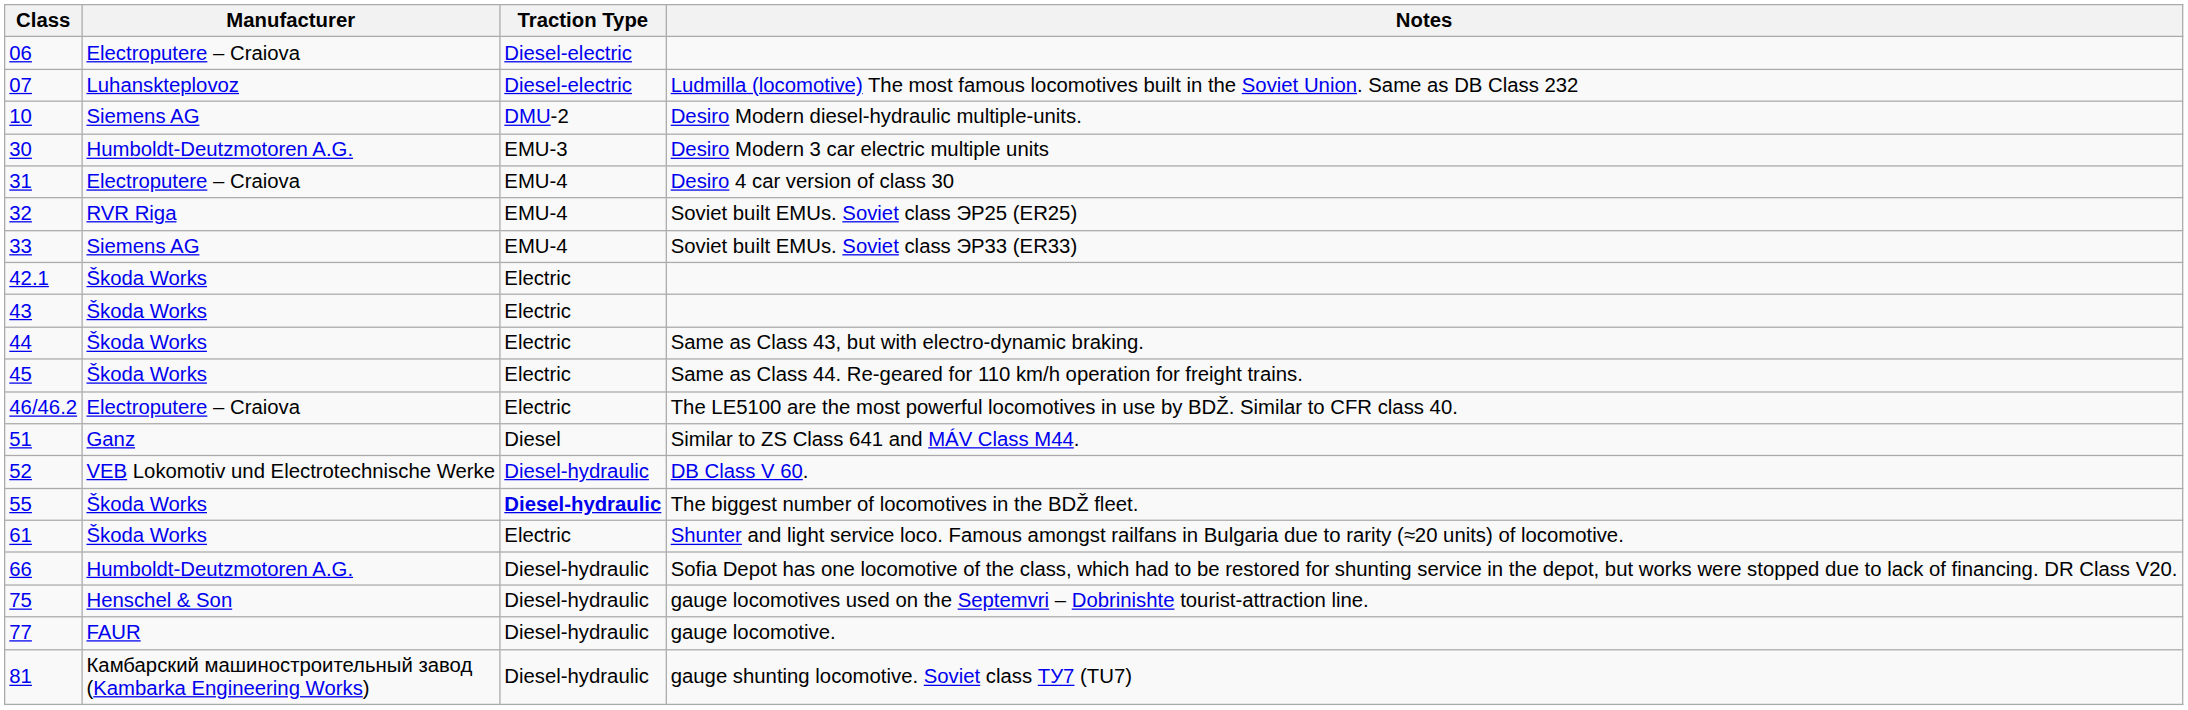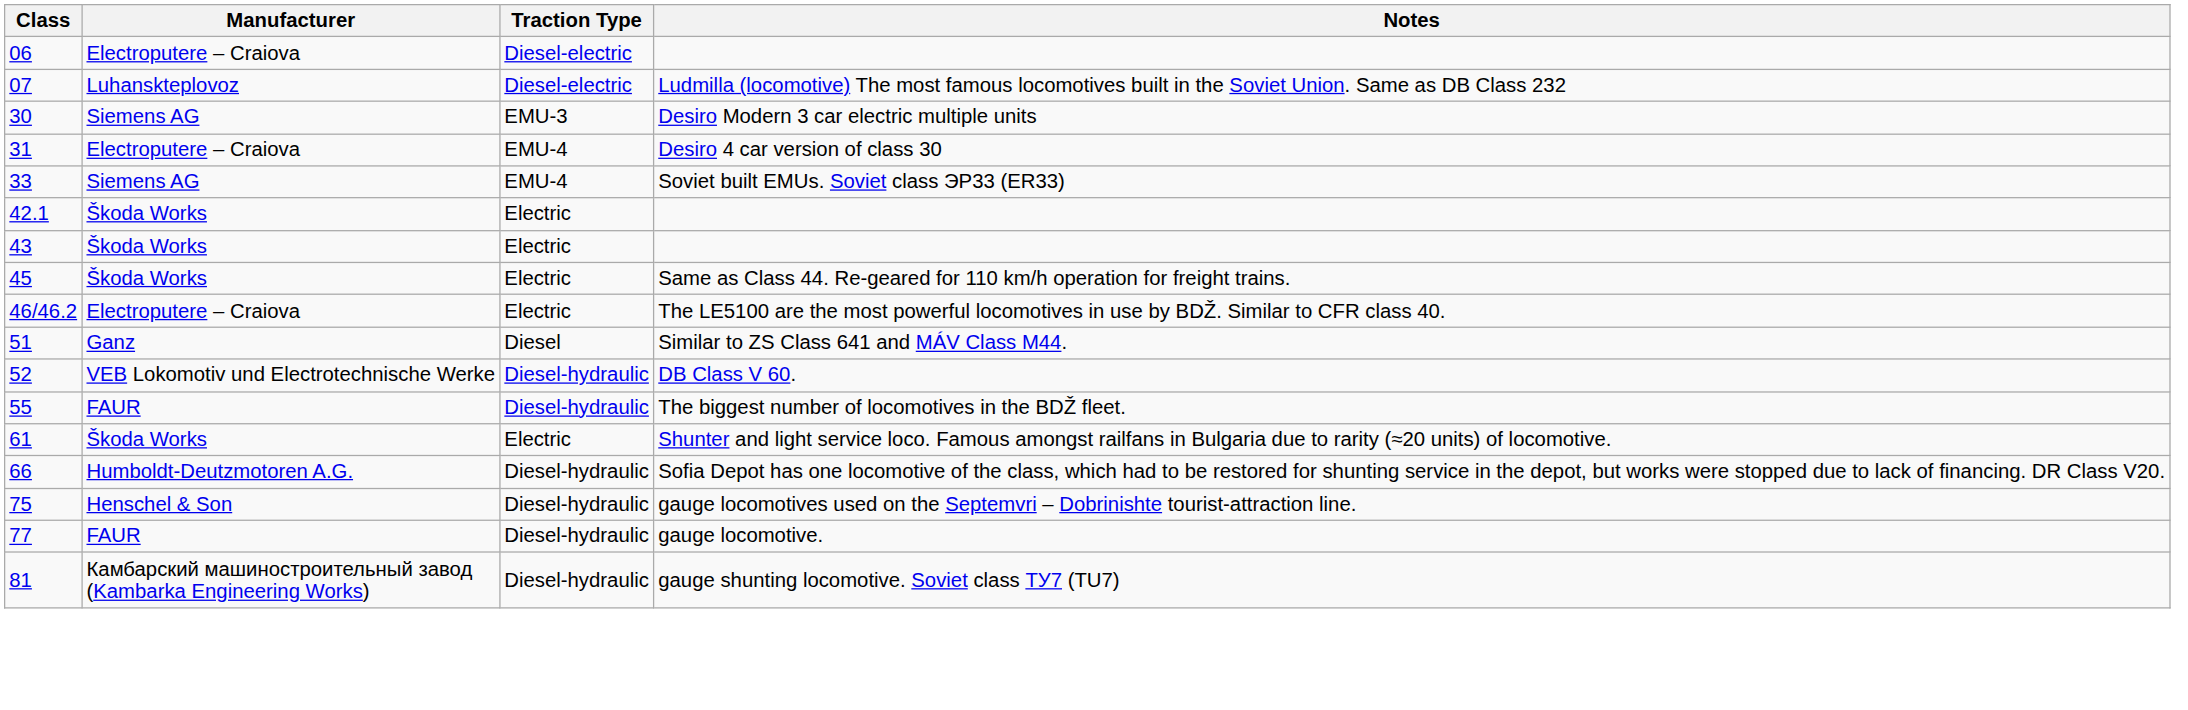- row: (21, 117)
(220, 149) Humboldt-Deutzmotoren A.G. -> (143, 117) Siemens AG
- row: (21, 213)
- row: (21, 342)
(147, 504) Škoda Works -> (114, 407) FAUR
(583, 504) bold -> (577, 407) normal
